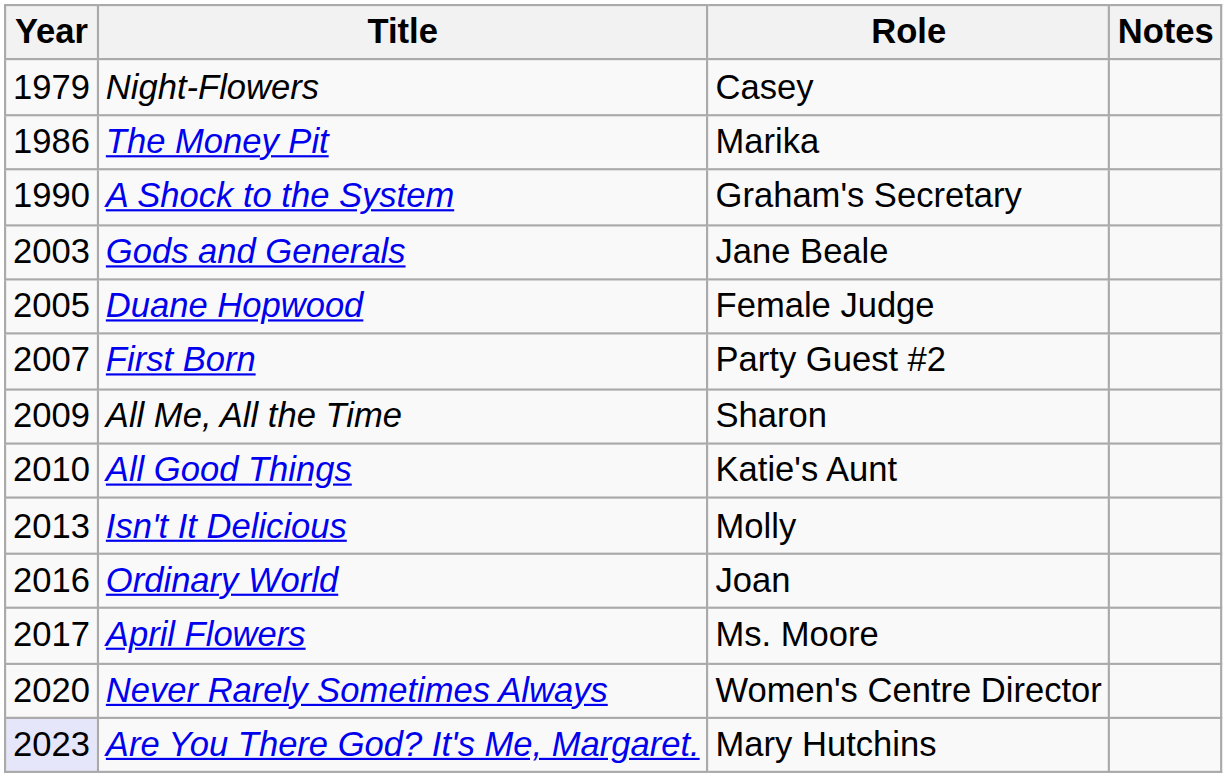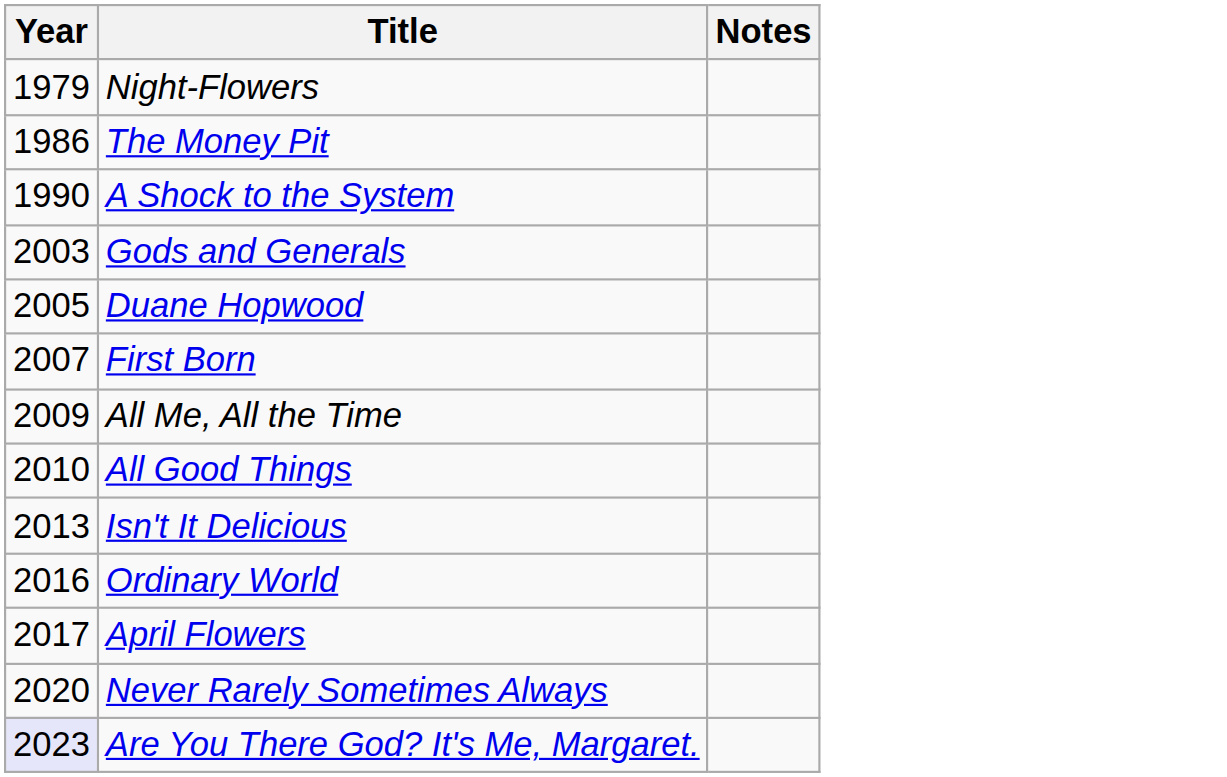- column: (909, 31)
